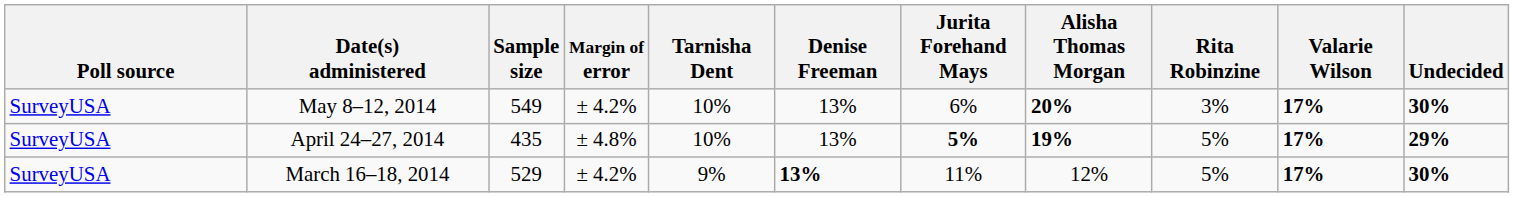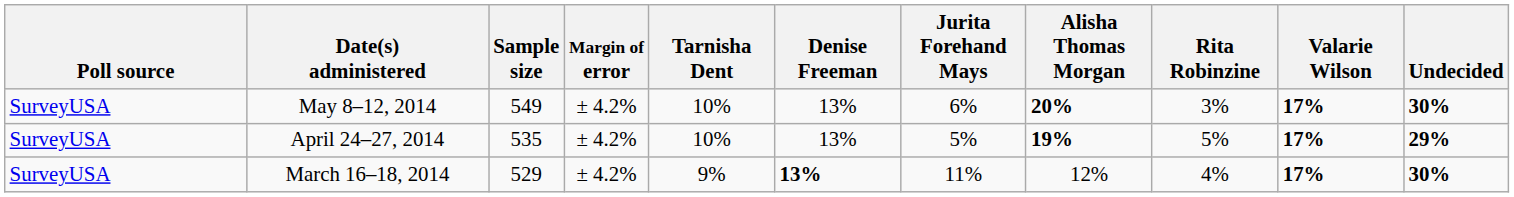(526, 140) 435 -> (526, 140) 535
(607, 140) ± 4.8% -> (607, 140) ± 4.2%
(963, 140) bold -> (963, 140) normal
(1215, 174) 5% -> (1215, 174) 4%
